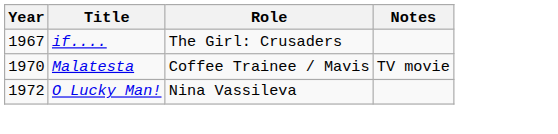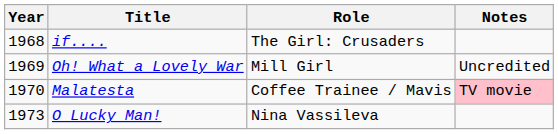(26, 42) 1967 -> (26, 42) 1968
+ row: (148, 67)
(413, 67) no background -> (495, 91) pink background
(26, 91) 1972 -> (26, 116) 1973
